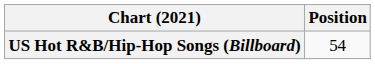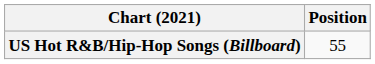(338, 44) 54 -> (338, 44) 55
